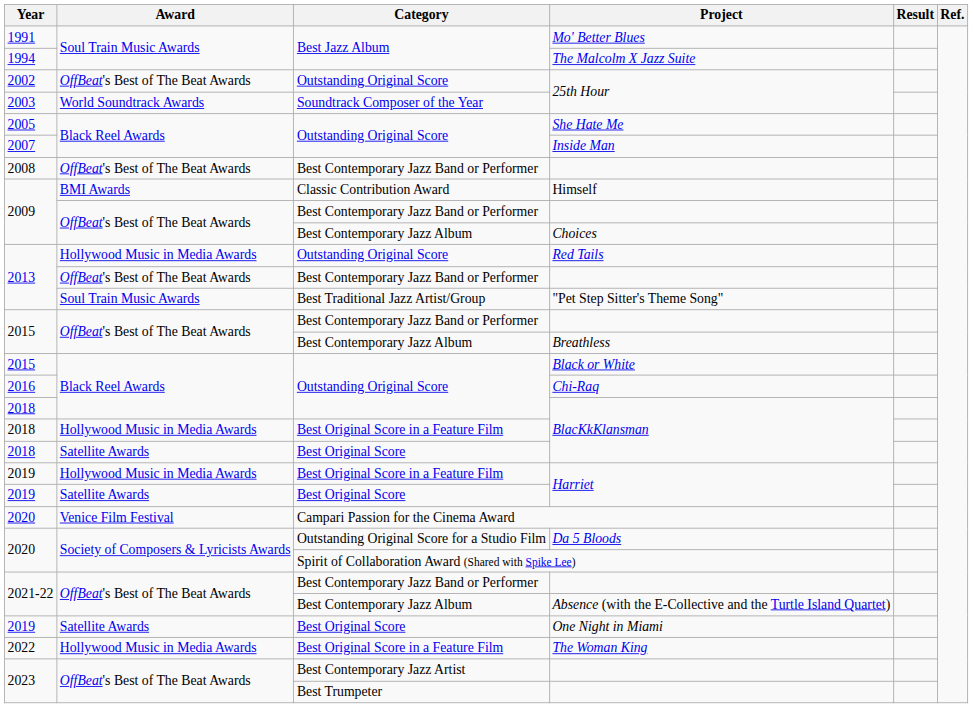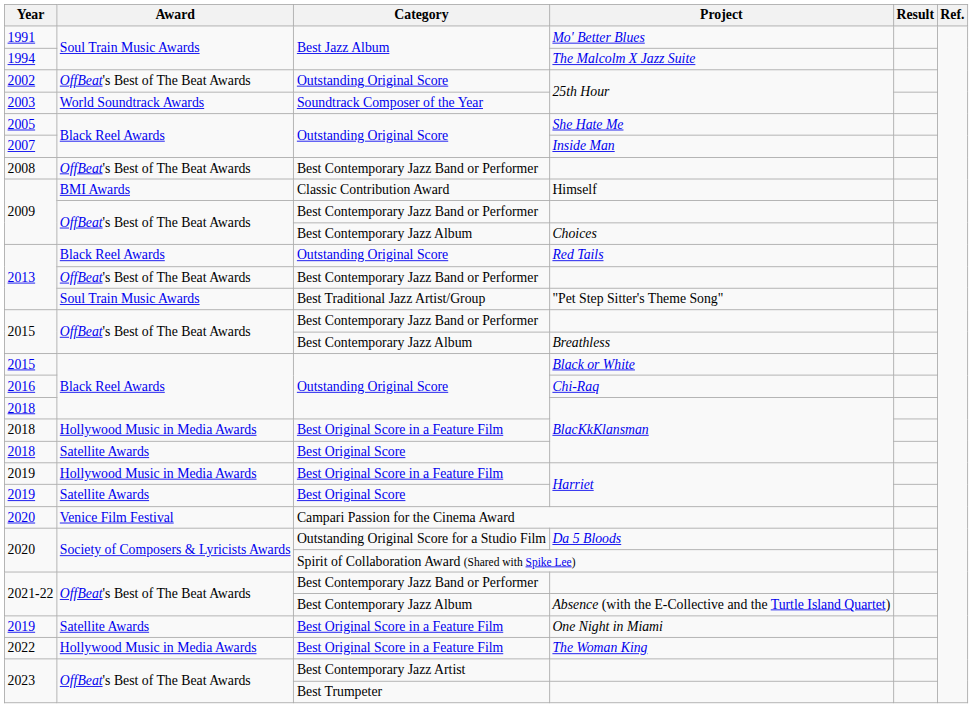(158, 255) Hollywood Music in Media Awards -> (112, 255) Black Reel Awards
(351, 626) Best Original Score -> (400, 626) Best Original Score in a Feature Film
